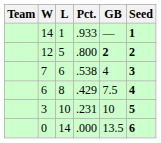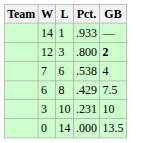- column: (141, 14)
(61, 52) 5 -> (61, 52) 3
